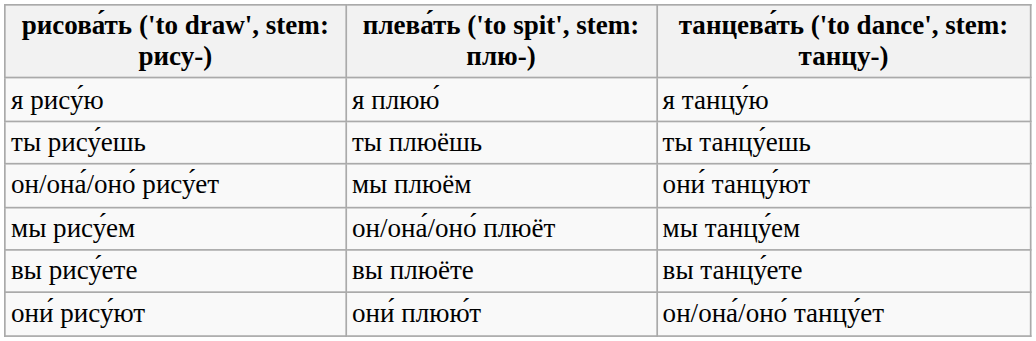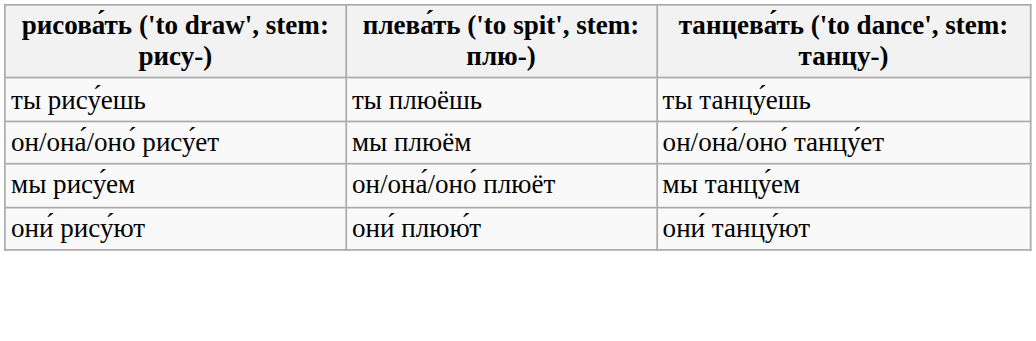- row: (57, 99)
(736, 185) они́ танцу́ют -> (773, 142) он/она́/оно́ танцу́ет
- row: (74, 270)
(773, 313) он/она́/оно́ танцу́ет -> (736, 227) они́ танцу́ют
